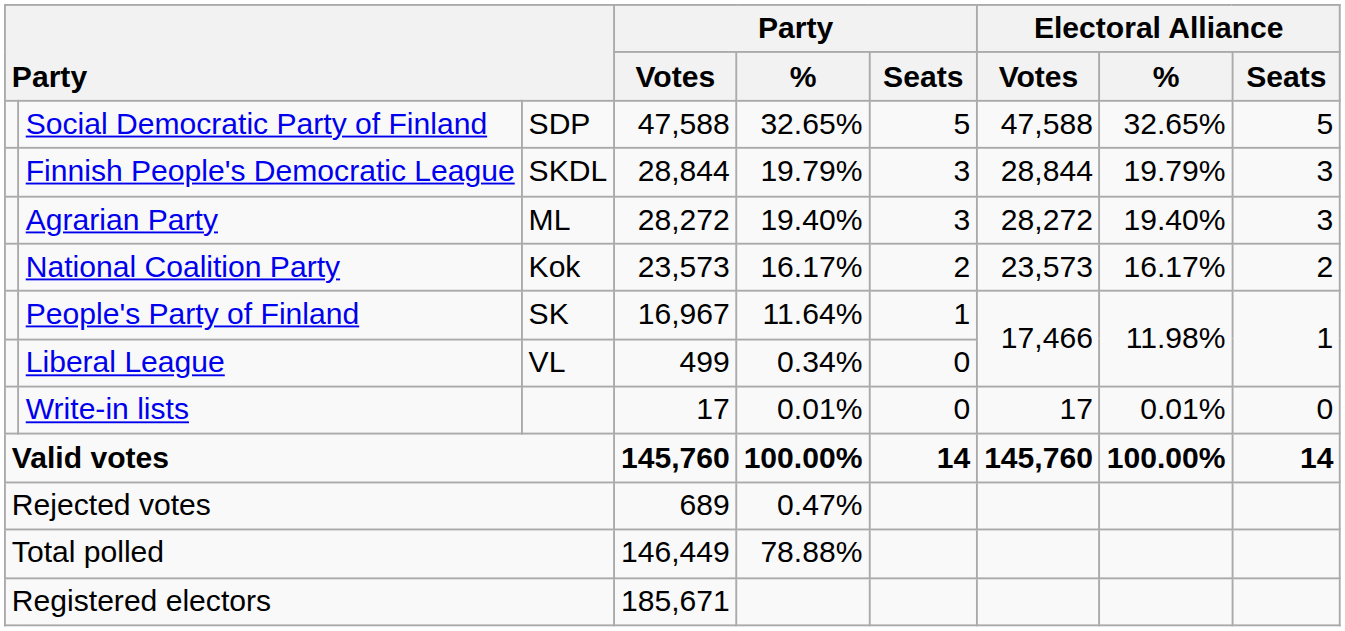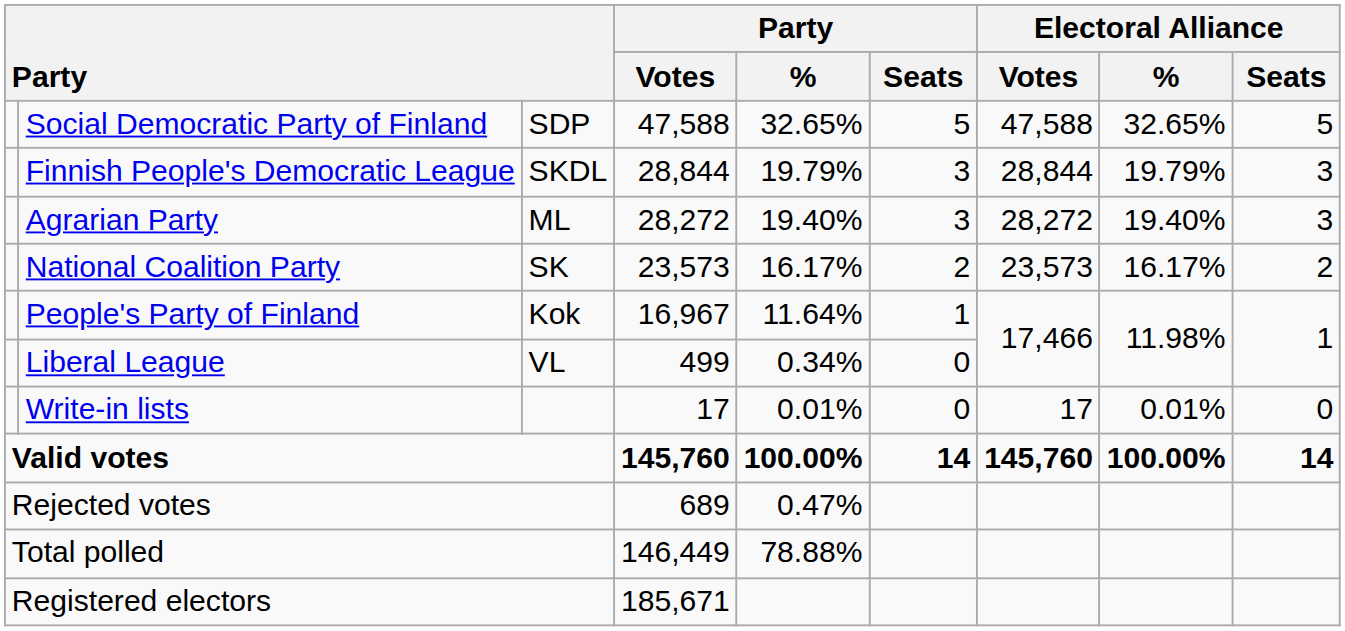(555, 266) Kok -> (549, 266) SK
(549, 314) SK -> (555, 314) Kok
